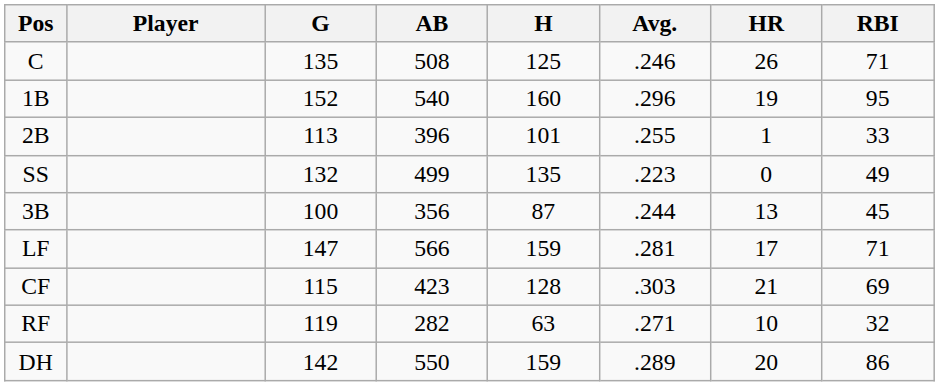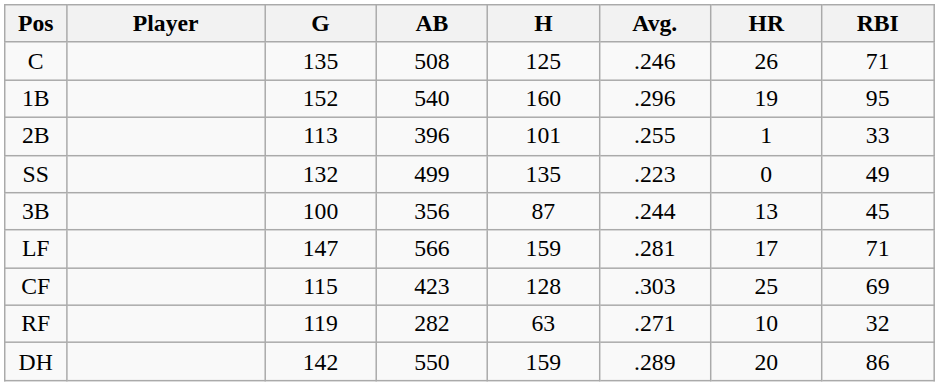(766, 286) 21 -> (766, 286) 25
